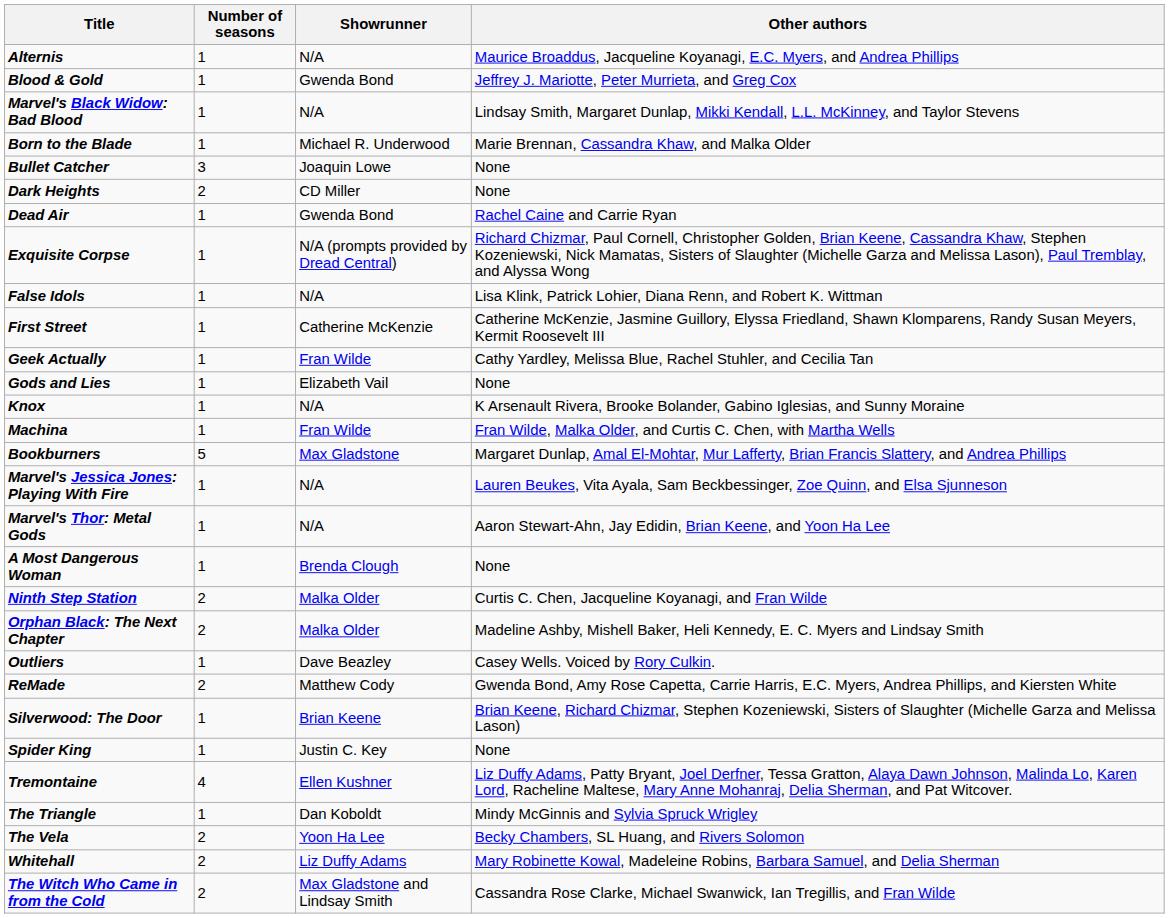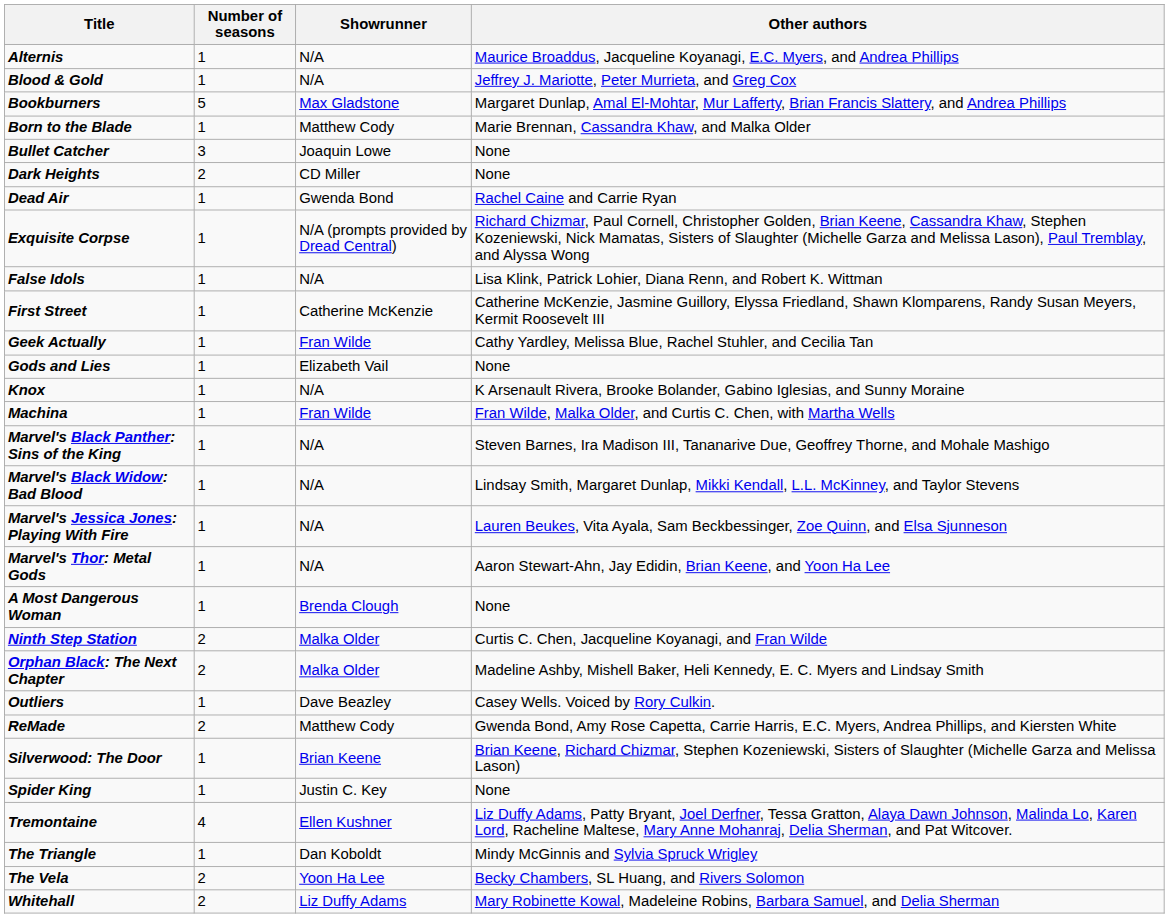(346, 80) Gwenda Bond -> (312, 80) N/A
rows swapped: (54, 453) <-> (88, 112)
(374, 144) Michael R. Underwood -> (347, 127) Matthew Cody
+ row: (92, 445)
- row: (93, 893)
